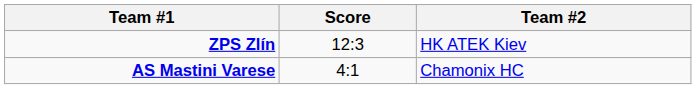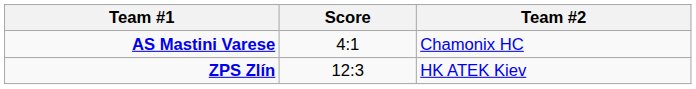rows swapped: (242, 44) <-> (204, 70)
